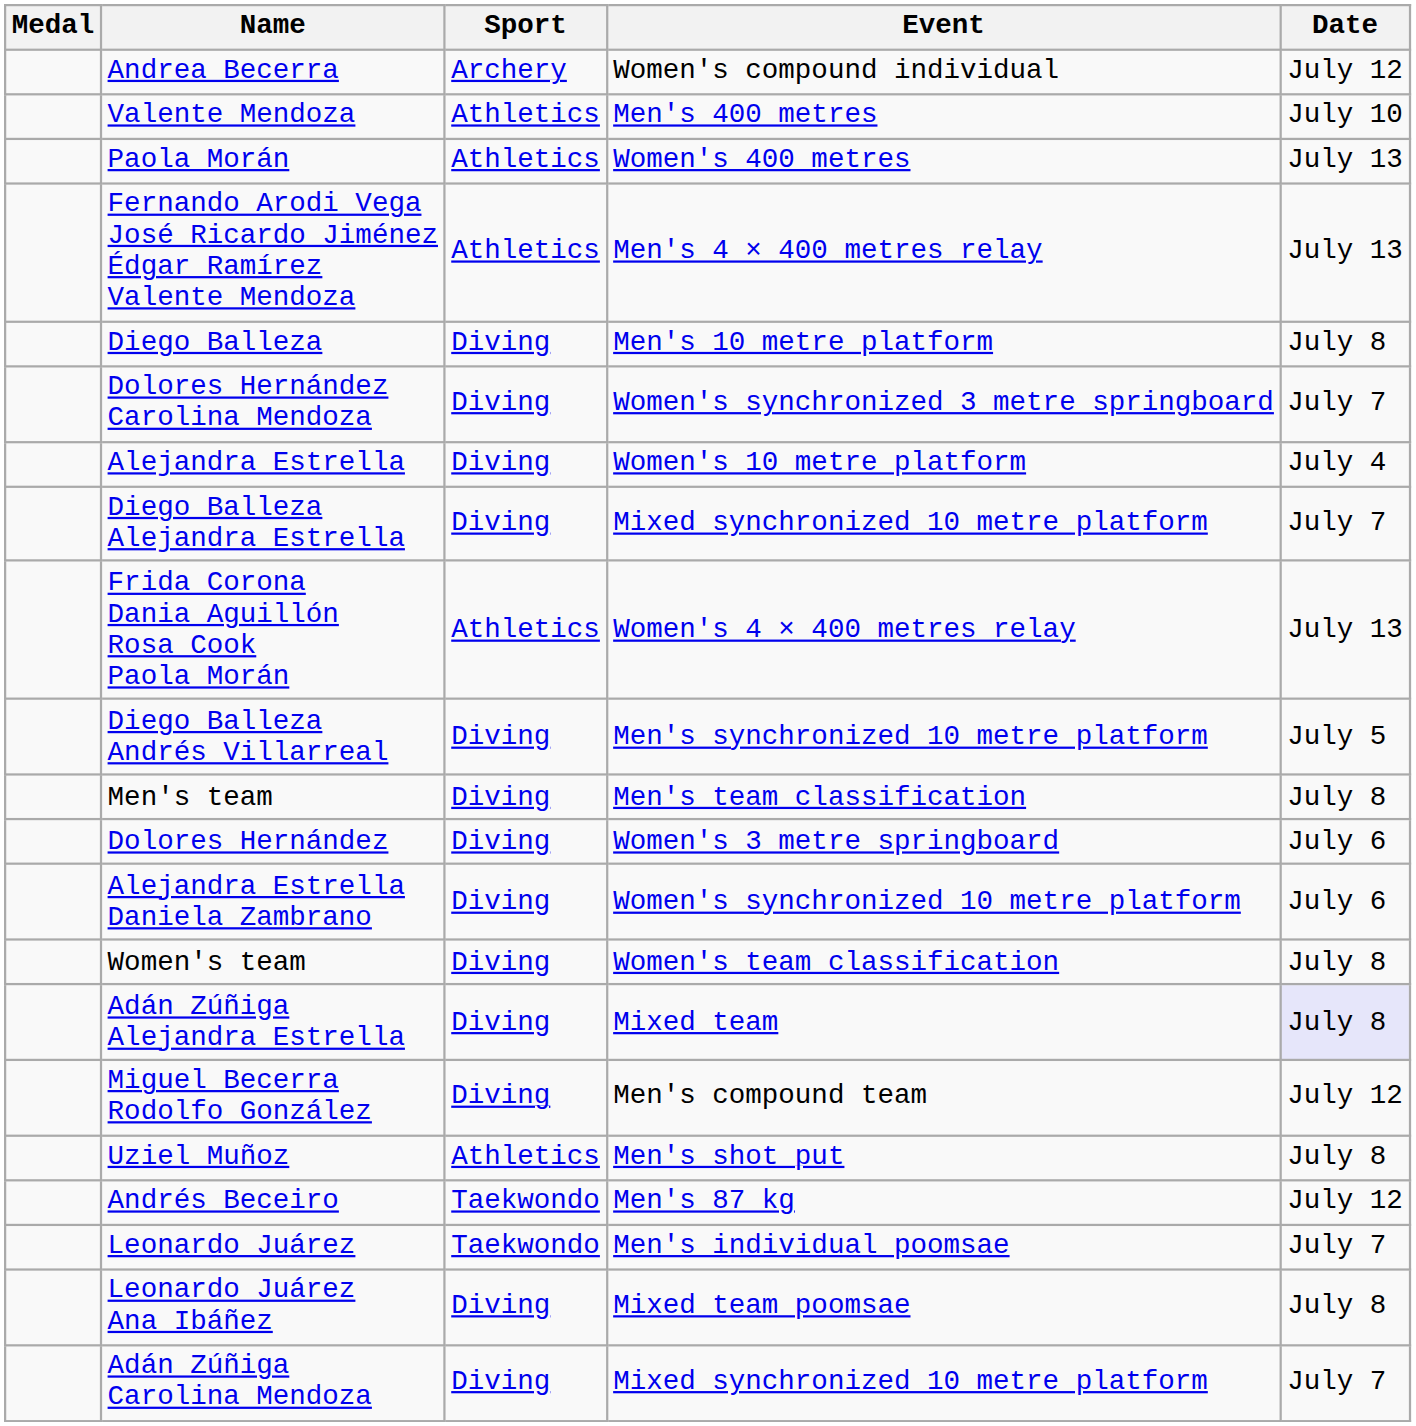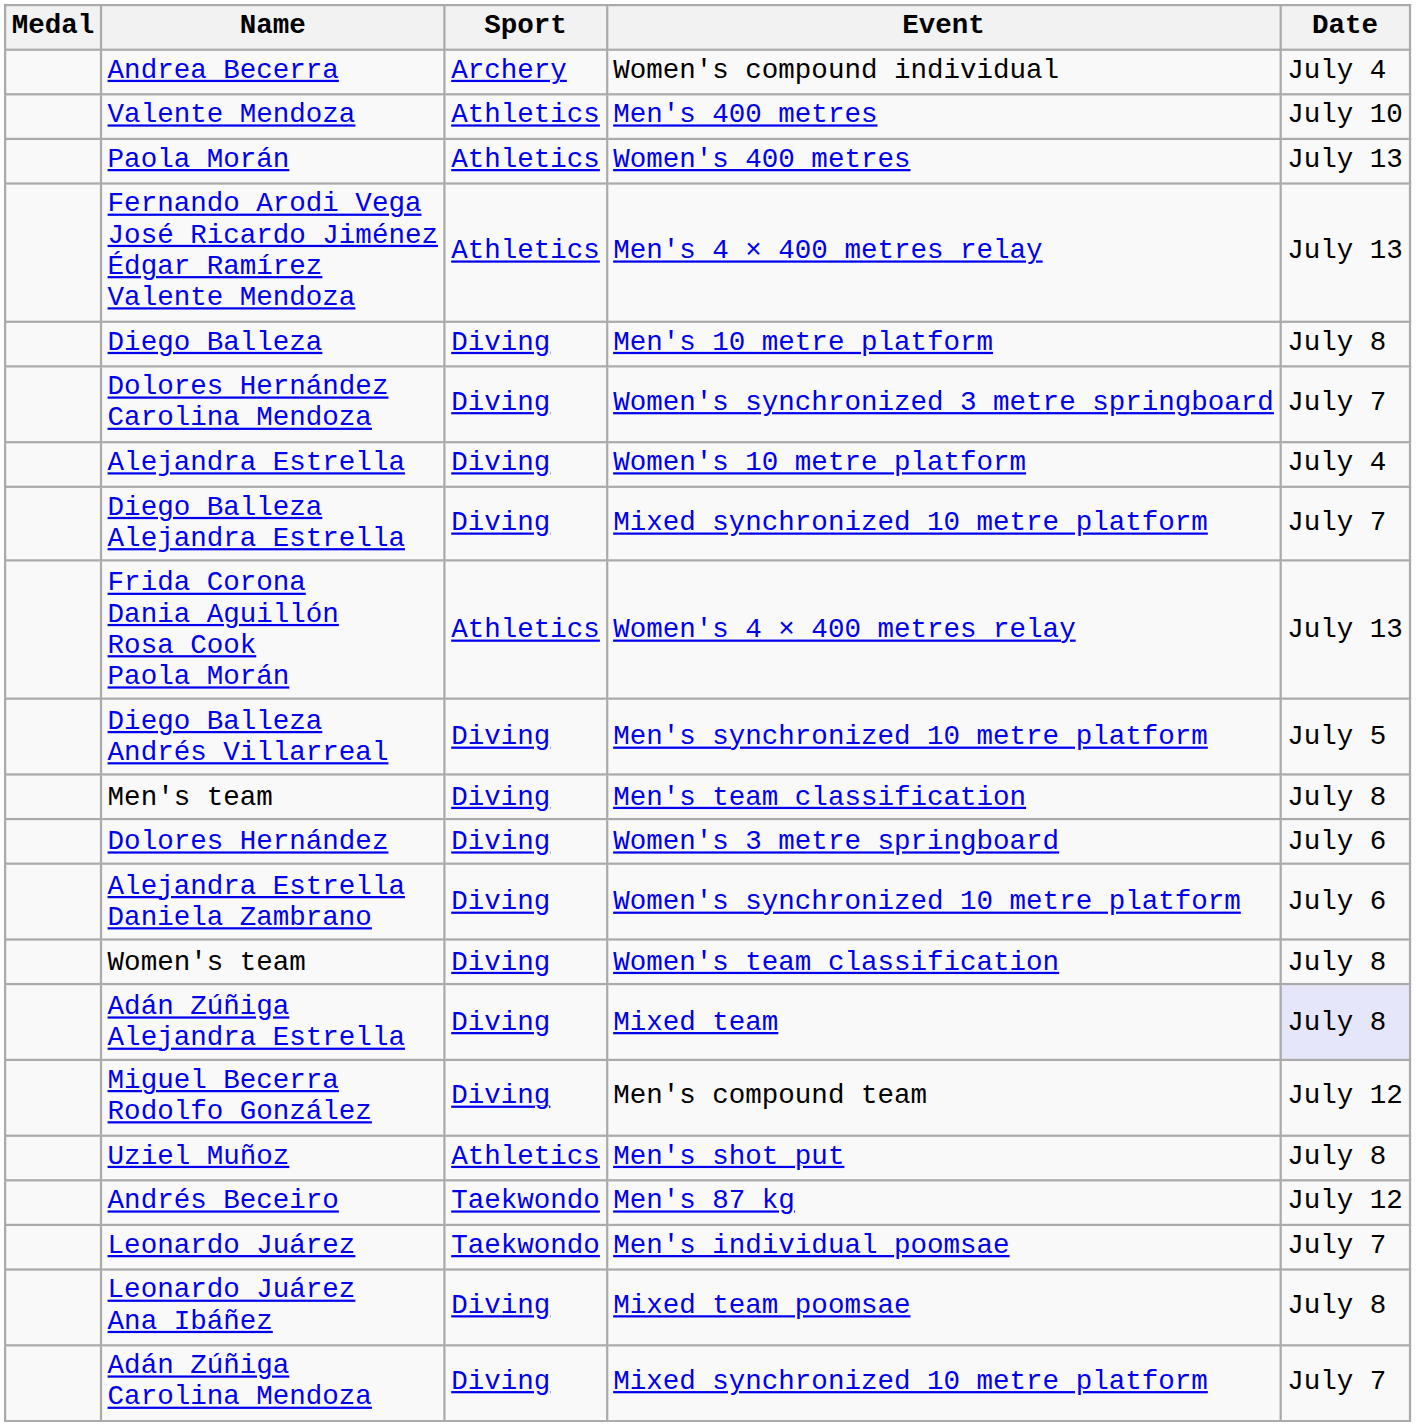(1345, 72) July 12 -> (1337, 72) July 4
